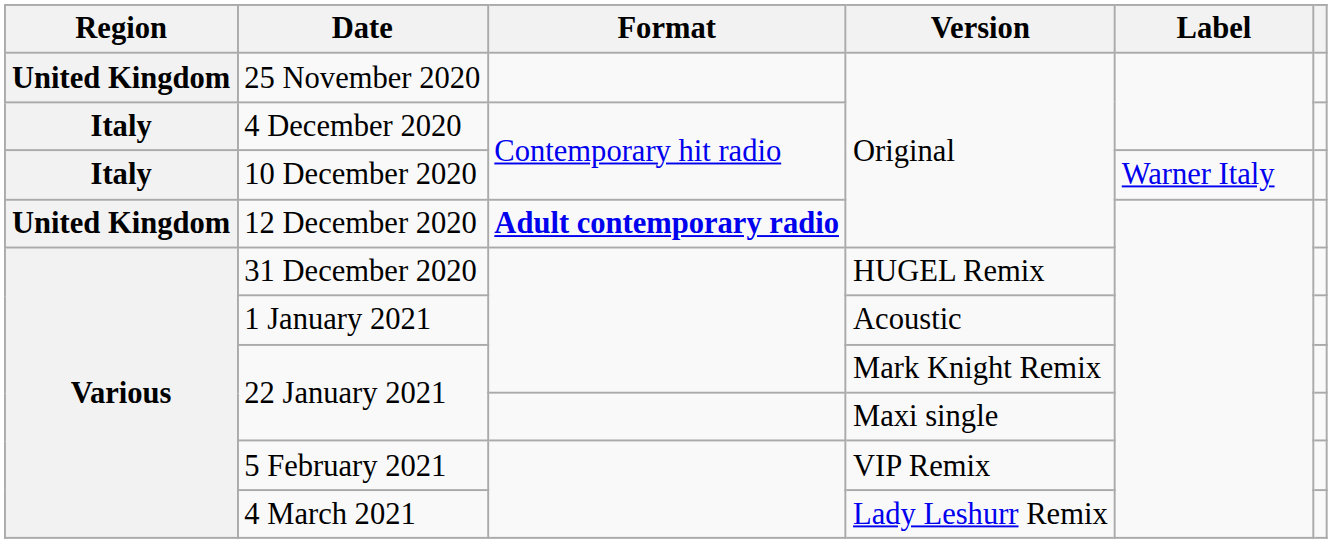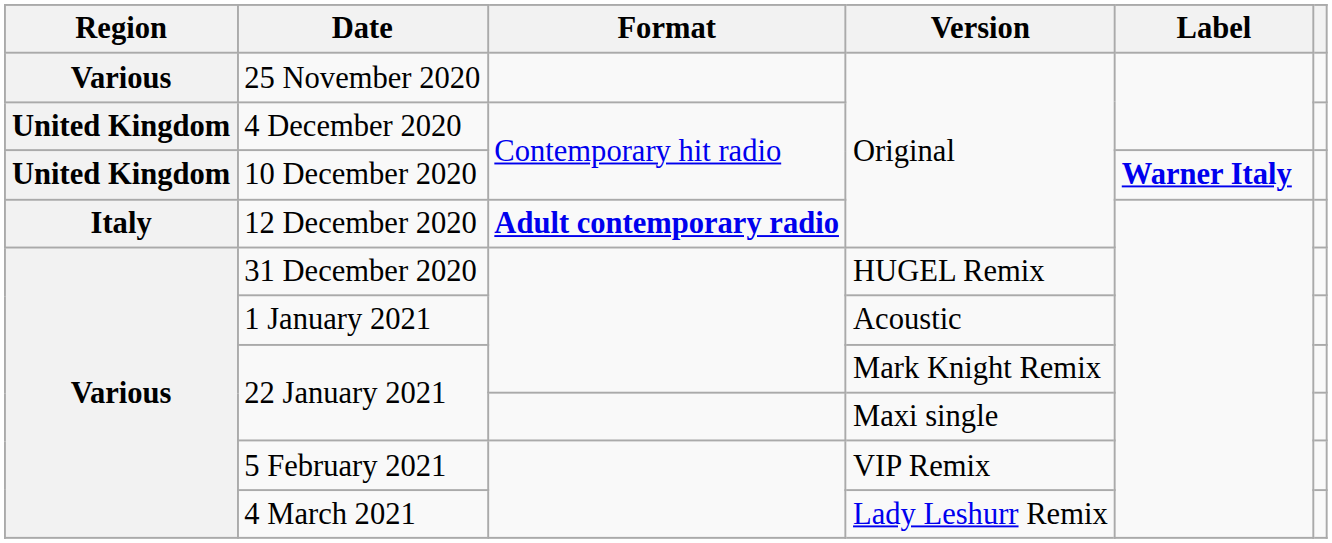(121, 77) United Kingdom -> (121, 77) Various
(121, 125) Italy -> (121, 125) United Kingdom
(121, 174) Italy -> (121, 174) United Kingdom
(1198, 174) normal -> (1207, 174) bold
(121, 222) United Kingdom -> (121, 222) Italy
